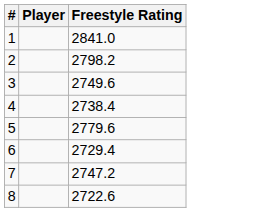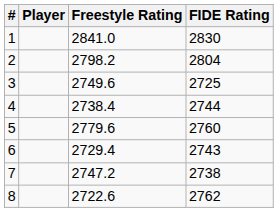+ column: (229, 15)
